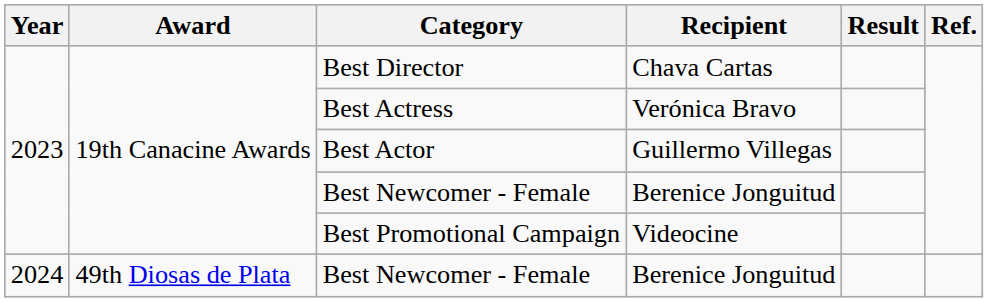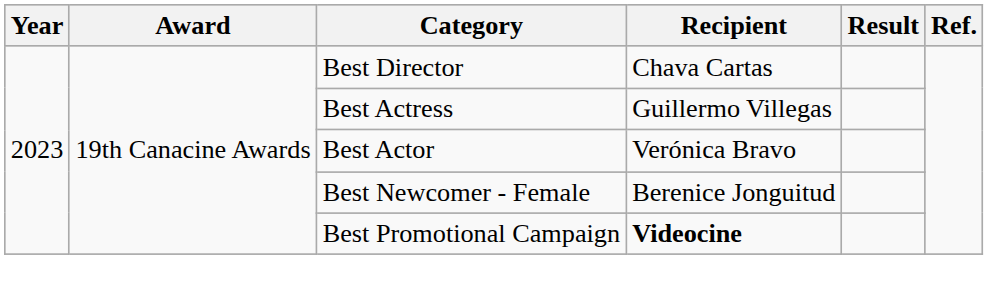(714, 108) Verónica Bravo -> (732, 108) Guillermo Villegas
(732, 150) Guillermo Villegas -> (714, 150) Verónica Bravo
(685, 233) normal -> (687, 233) bold
- row: (37, 274)
